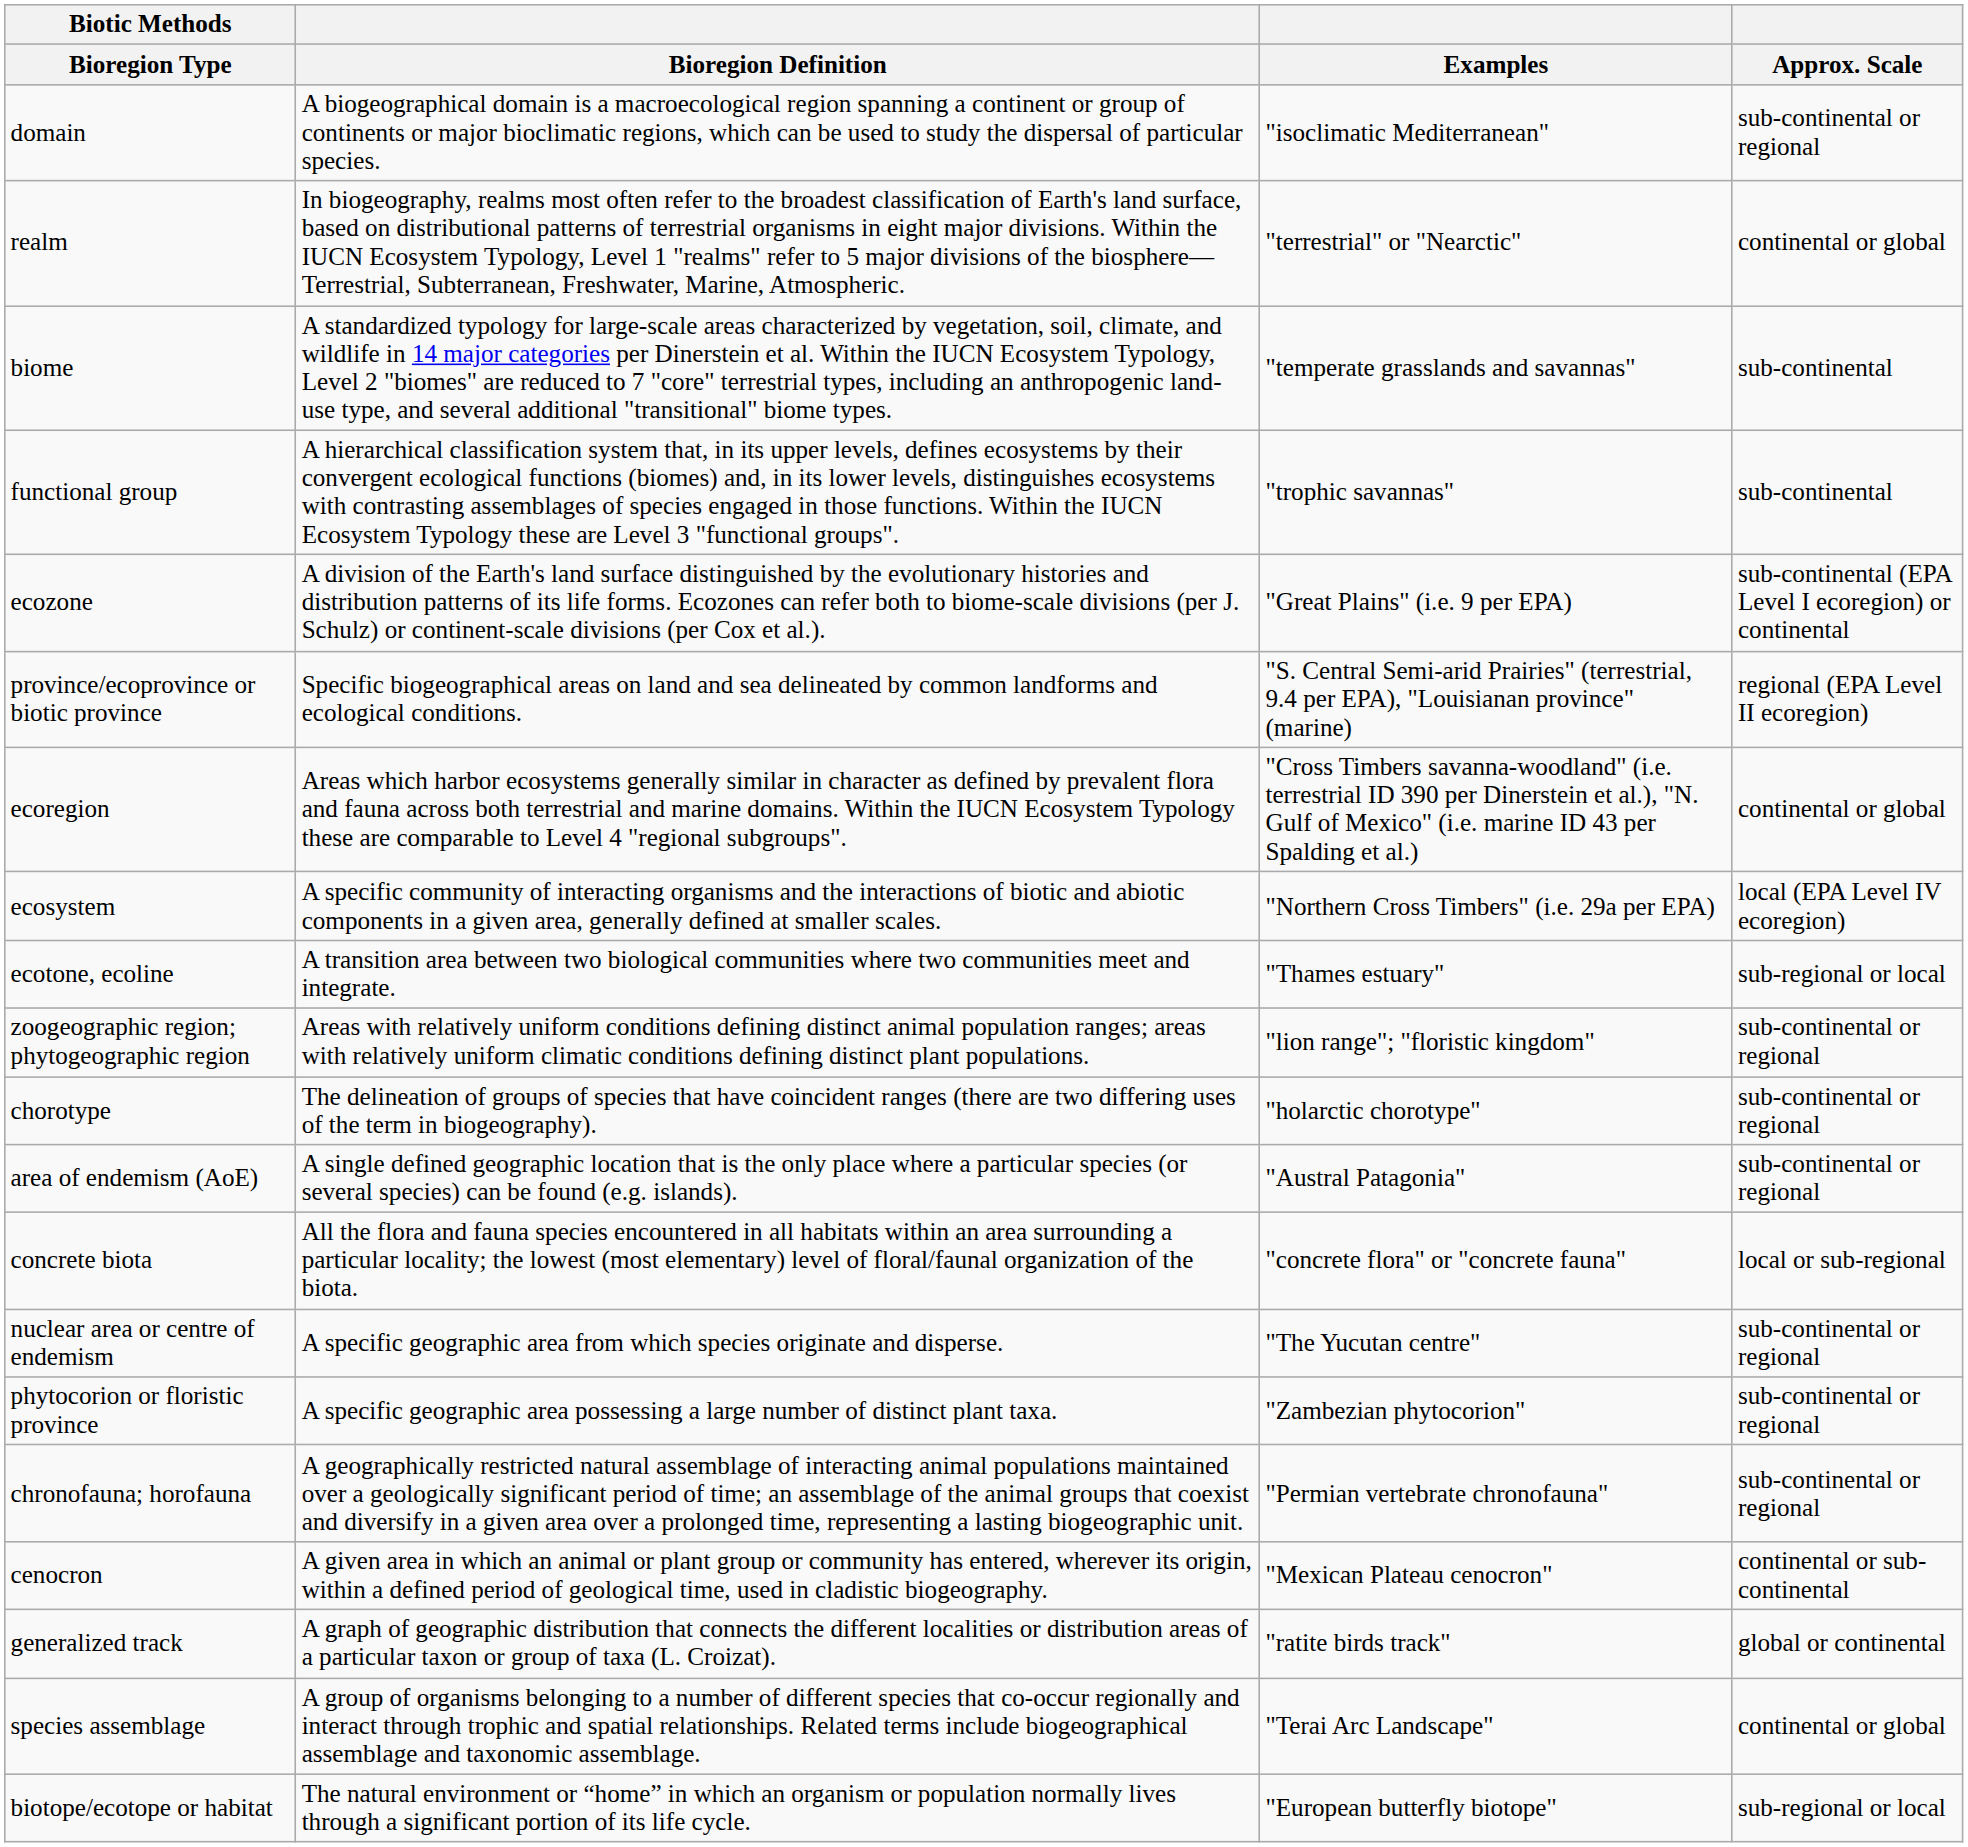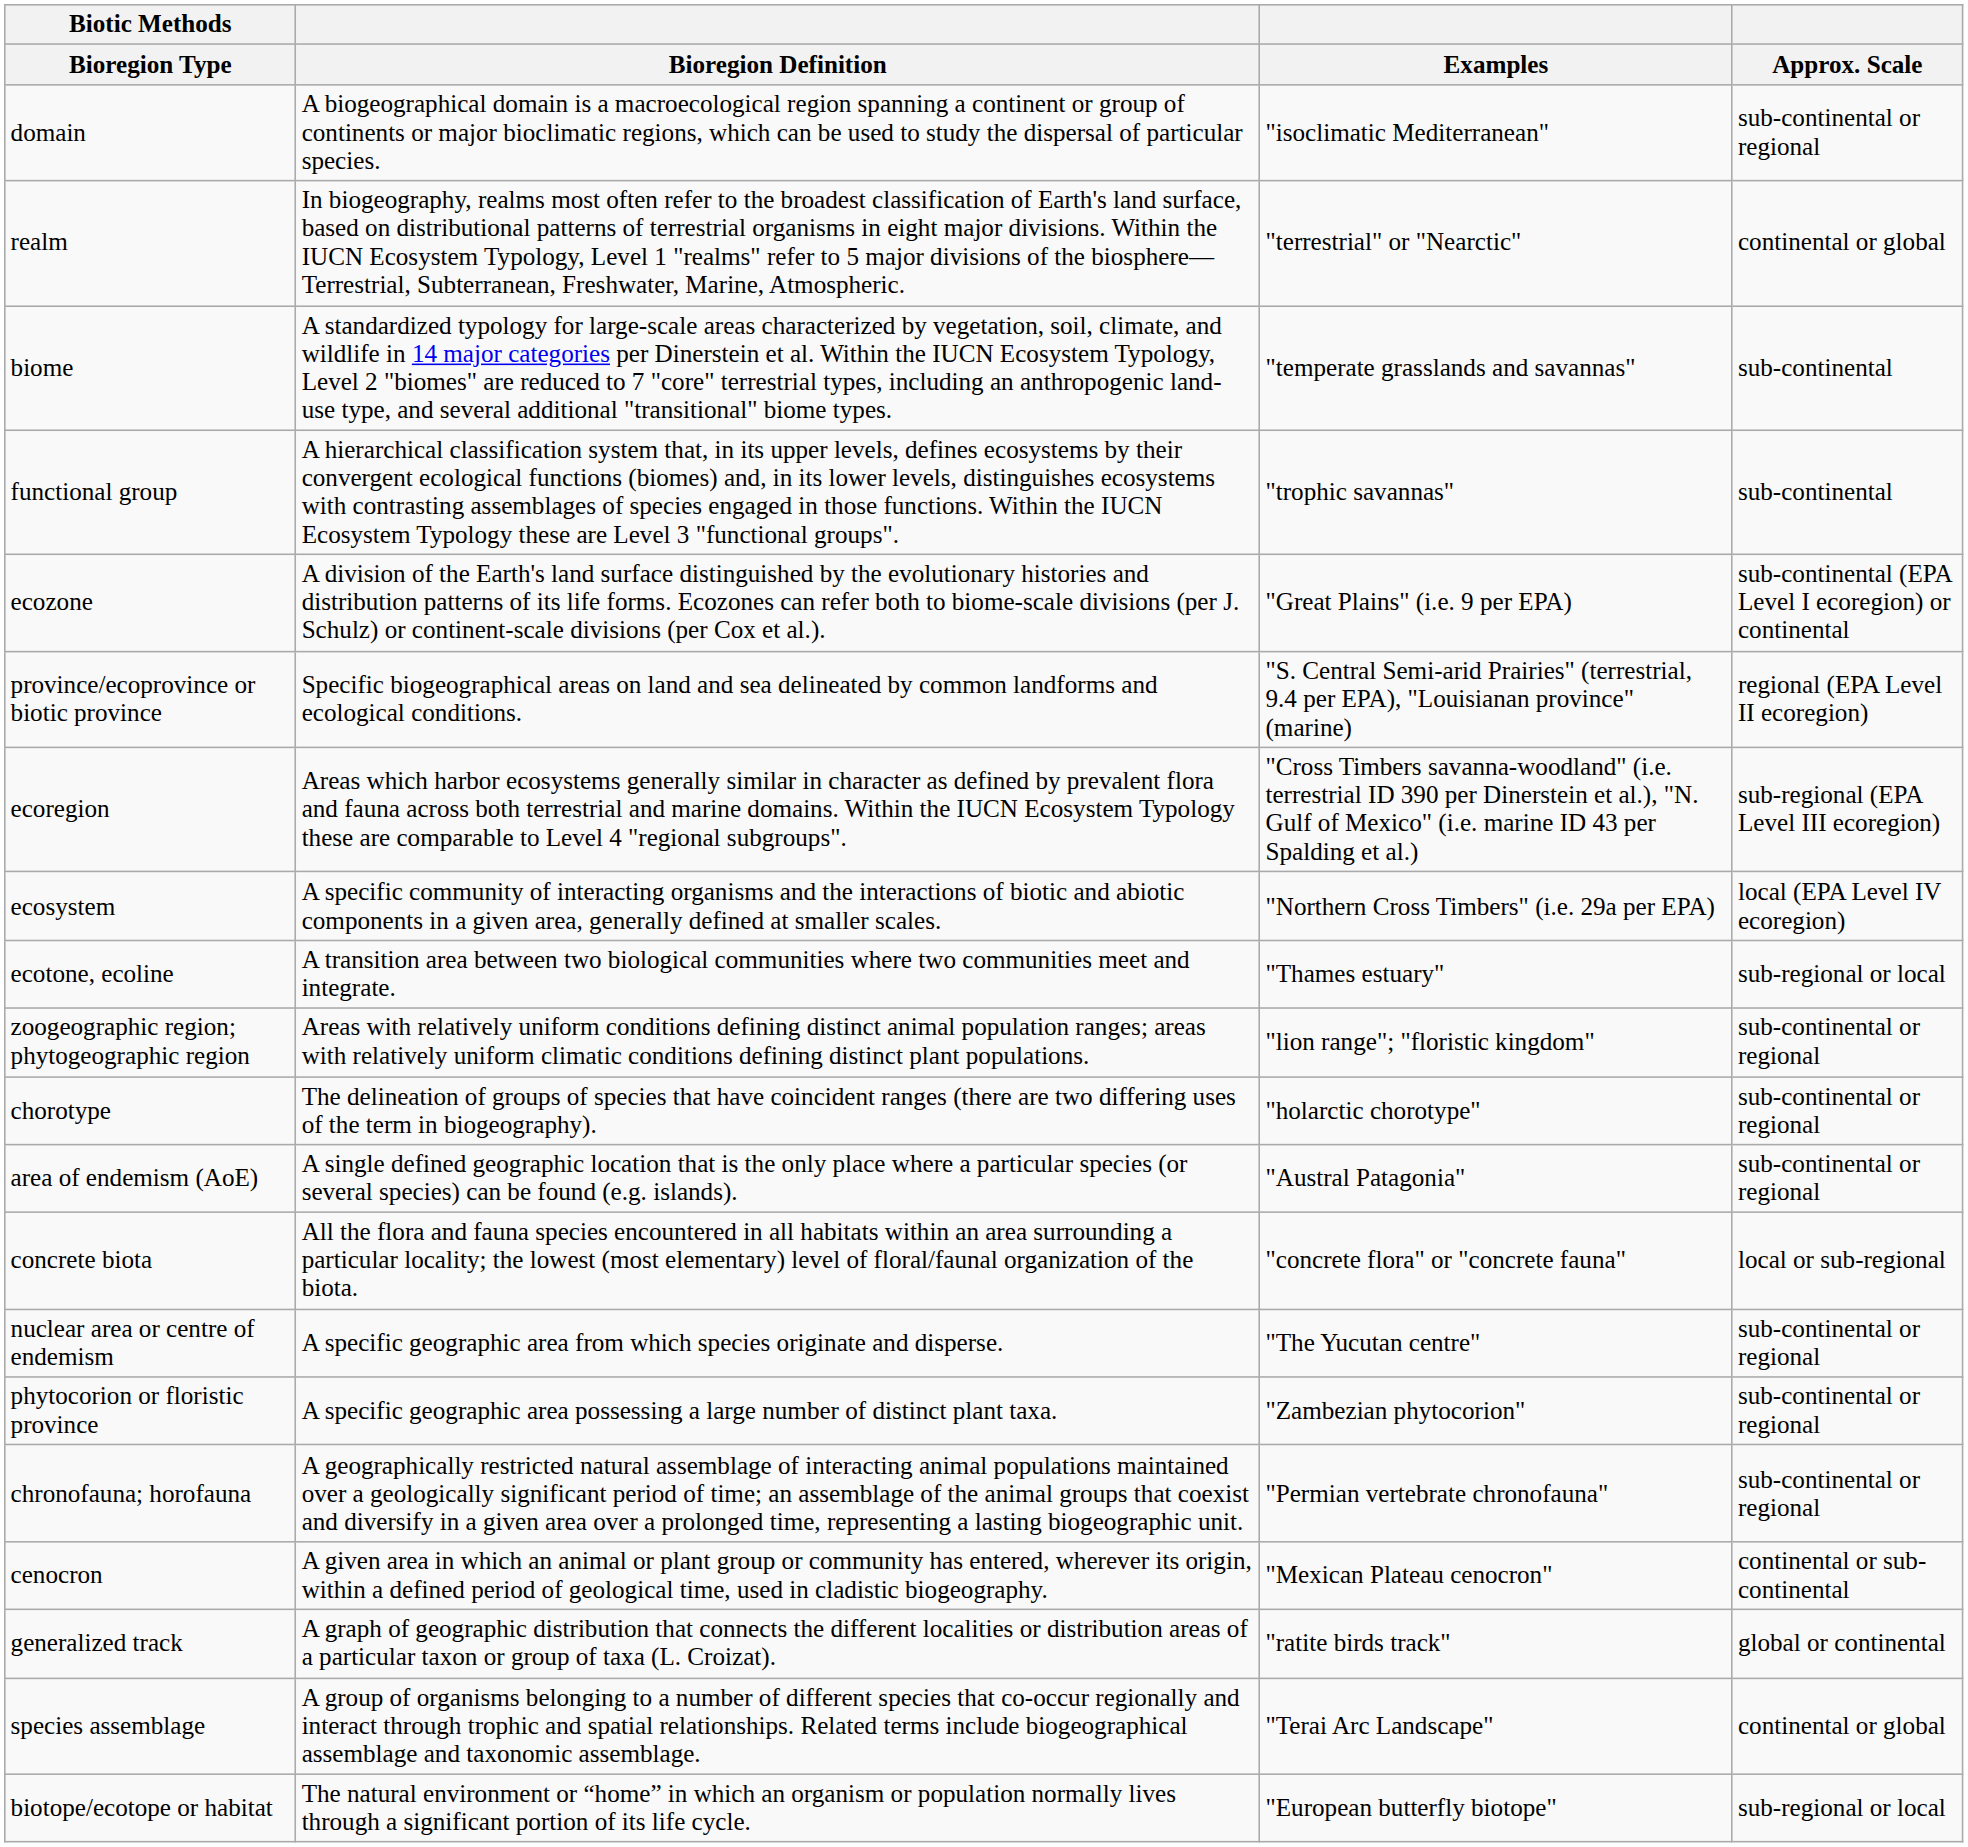(1842, 809) continental or global -> (1839, 809) sub-regional (EPA Level III ecoregion)
